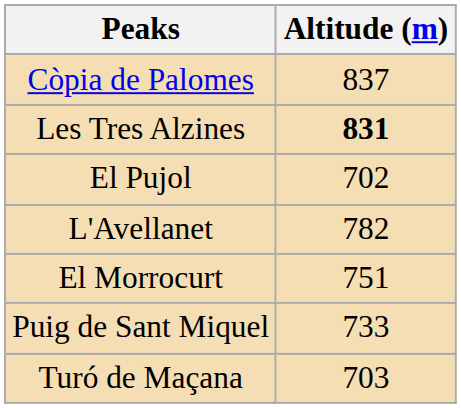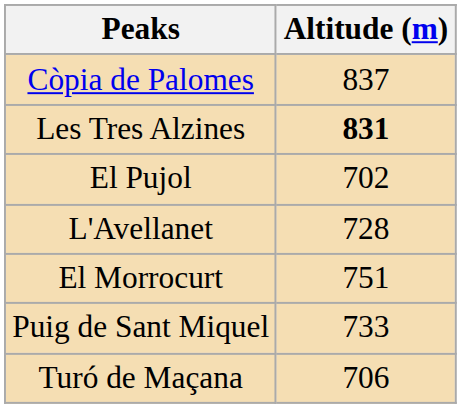(366, 228) 782 -> (366, 228) 728
(366, 377) 703 -> (366, 377) 706
